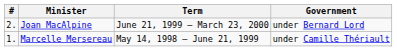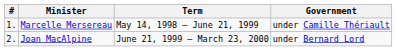rows swapped: (66, 39) <-> (56, 25)
